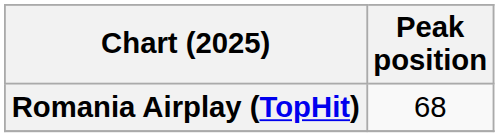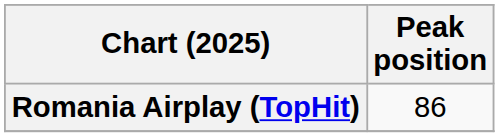(430, 107) 68 -> (430, 107) 86
